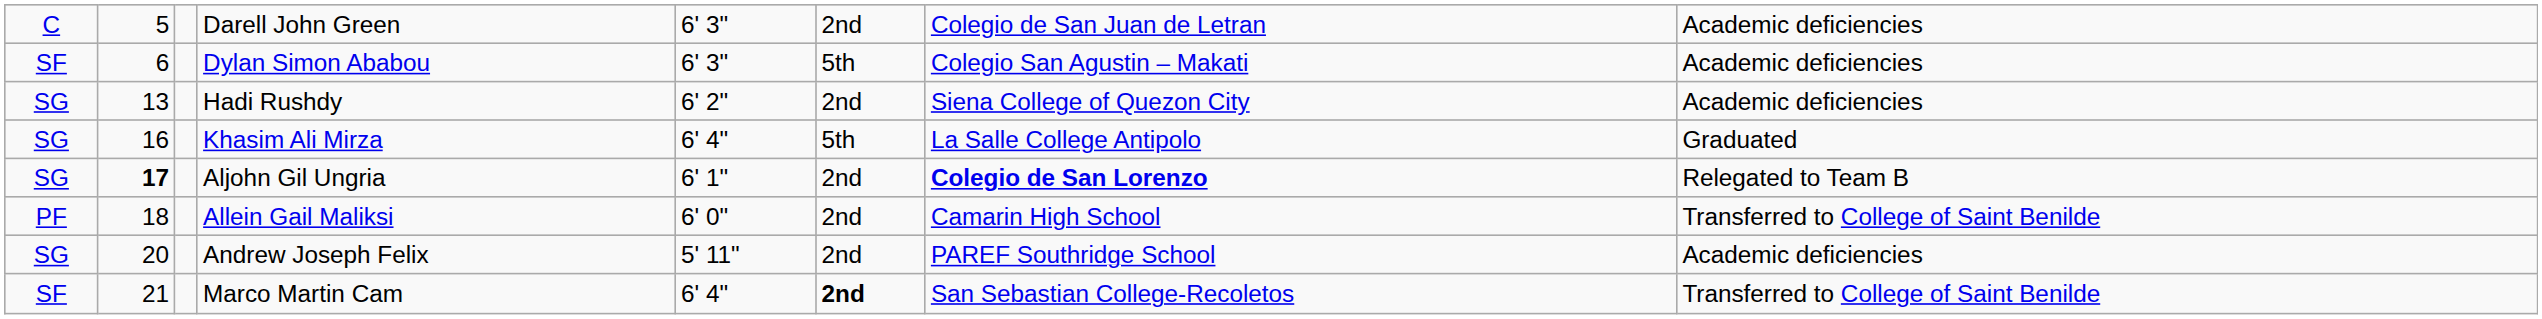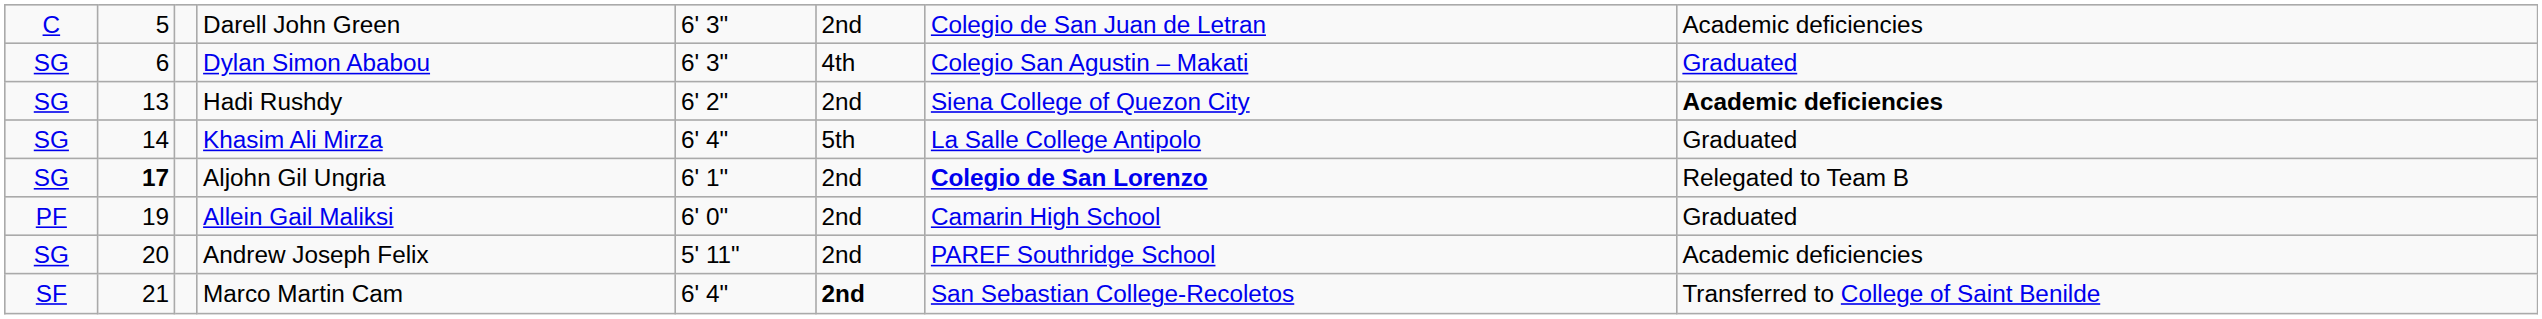(51, 63) SF -> (51, 63) SG
(838, 63) 5th -> (838, 63) 4th
(1803, 63) Academic deficiencies -> (1740, 63) Graduated
(1803, 101) normal -> (1813, 101) bold
(156, 140) 16 -> (156, 140) 14
(156, 217) 18 -> (156, 217) 19
(1891, 217) Transferred to College of Saint Benilde -> (1740, 217) Graduated
